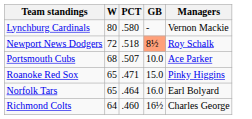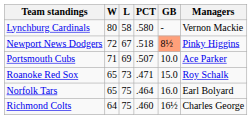+ column: (126, 12)
(191, 43) Roy Schalk -> (211, 43) Pinky Higgins
(112, 59) 68 -> (112, 59) 71
(196, 75) Pinky Higgins -> (205, 75) Roy Schalk
